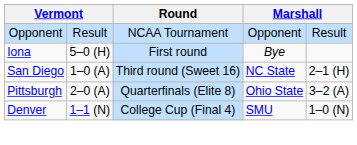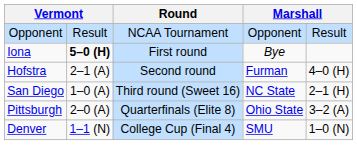(90, 52) normal -> (90, 52) bold
+ row: (27, 71)
